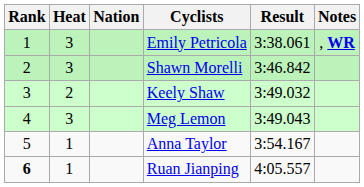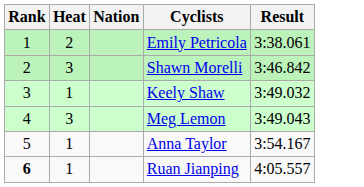- column: (337, 17)
(69, 42) 3 -> (69, 42) 2
(69, 93) 2 -> (69, 93) 1
